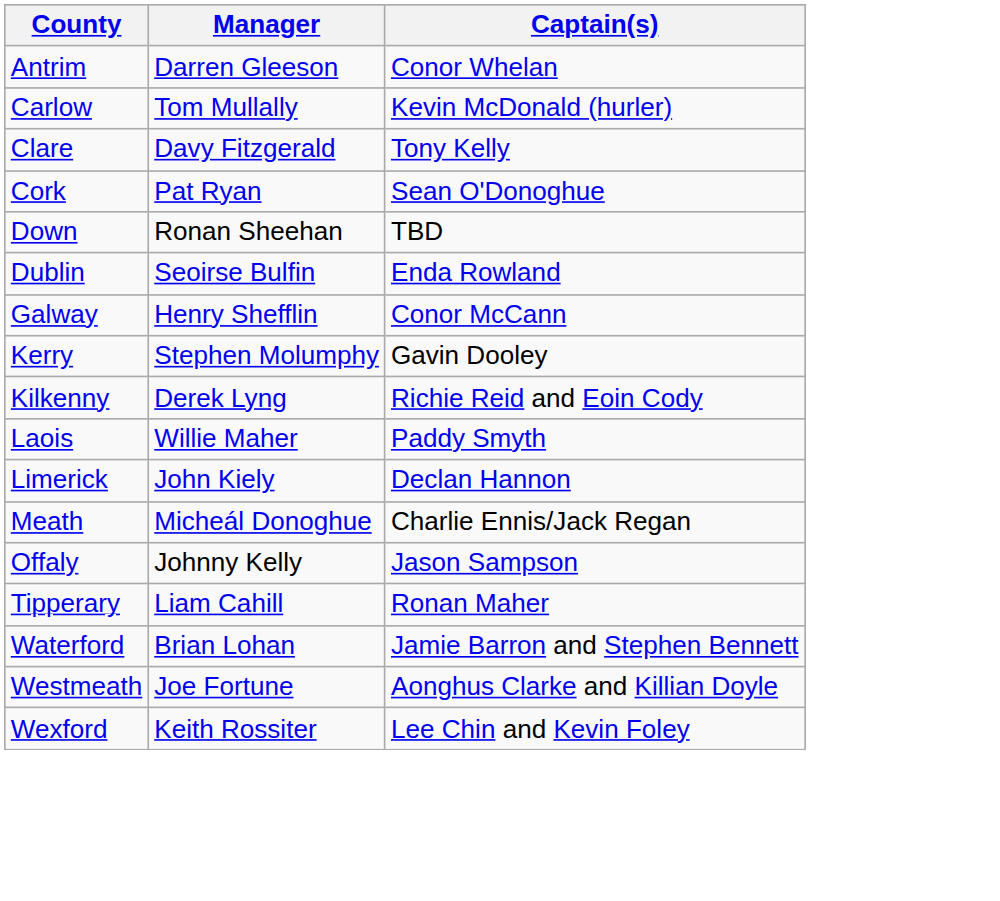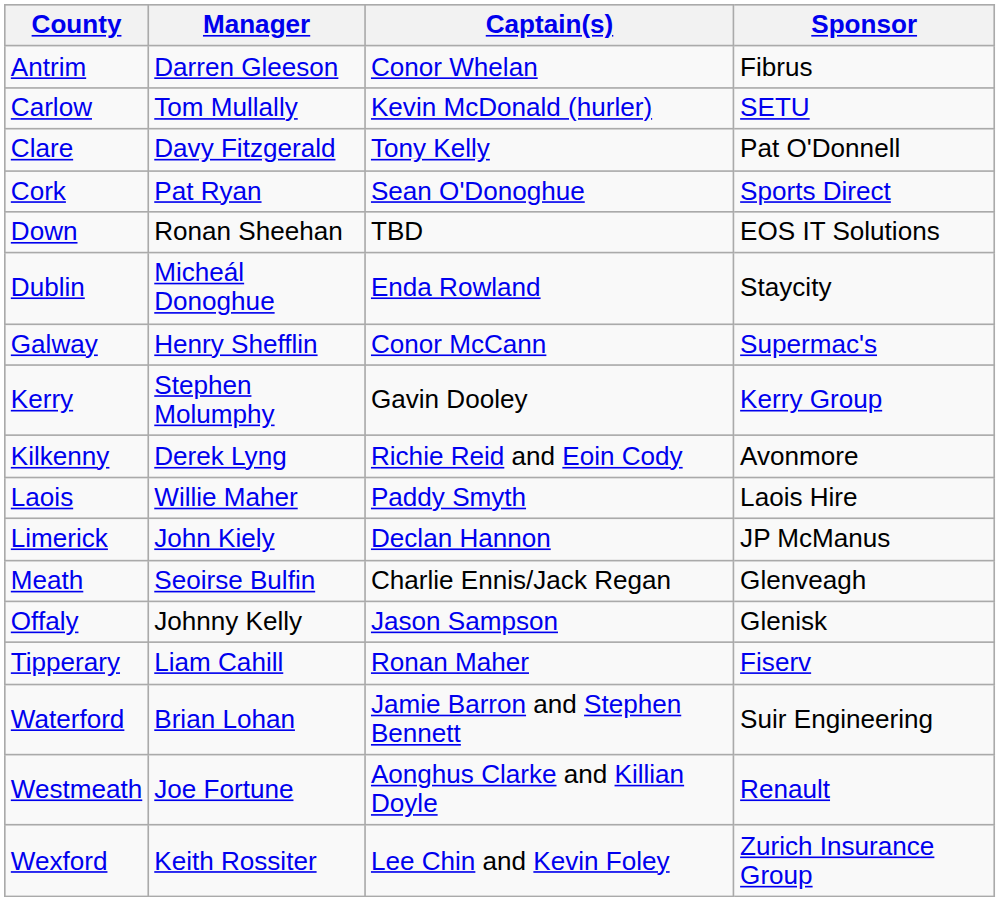+ column: (864, 25)
(235, 273) Seoirse Bulfin -> (214, 288) Micheál Donoghue
(263, 521) Micheál Donoghue -> (235, 580) Seoirse Bulfin
